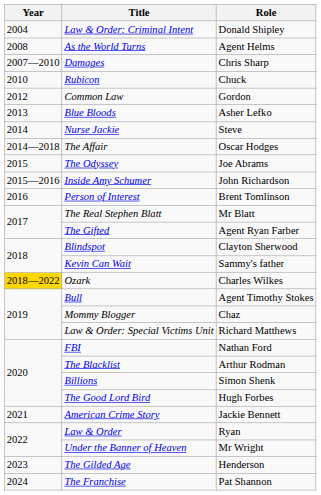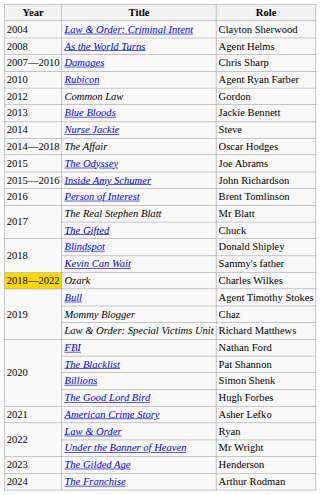(252, 29) Donald Shipley -> (258, 29) Clayton Sherwood
(232, 79) Chuck -> (259, 79) Agent Ryan Farber
(245, 113) Asher Lefko -> (250, 113) Jackie Bennett
(259, 230) Agent Ryan Farber -> (232, 230) Chuck
(258, 247) Clayton Sherwood -> (252, 247) Donald Shipley
(252, 364) Arthur Rodman -> (245, 364) Pat Shannon
(250, 414) Jackie Bennett -> (245, 414) Asher Lefko
(245, 481) Pat Shannon -> (252, 481) Arthur Rodman
